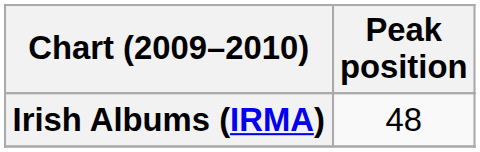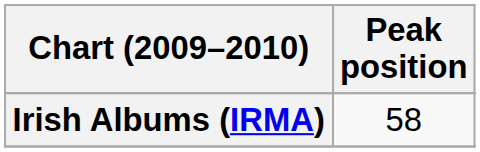(404, 119) 48 -> (404, 119) 58
